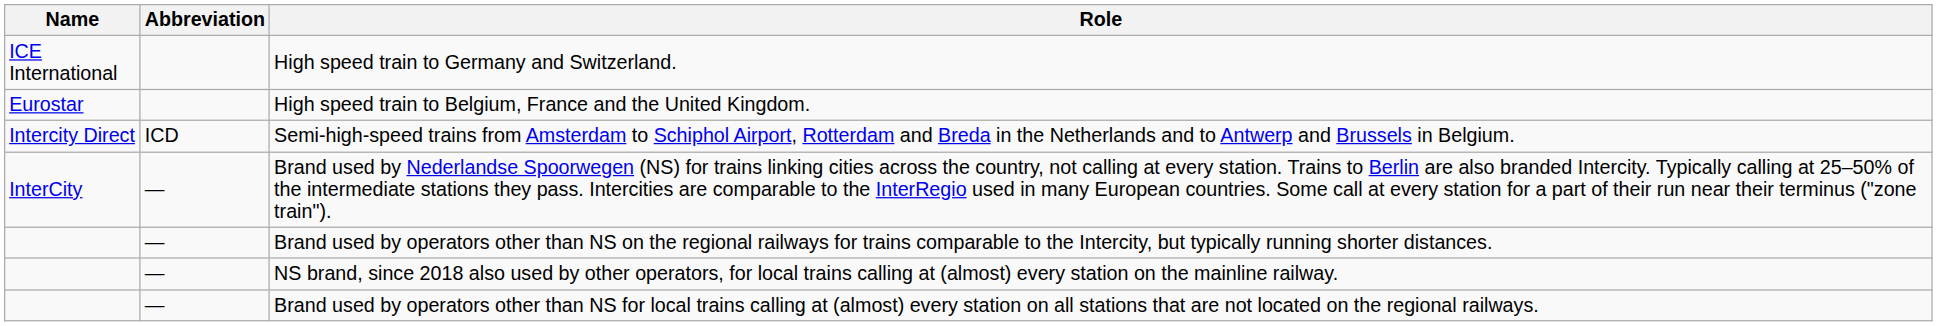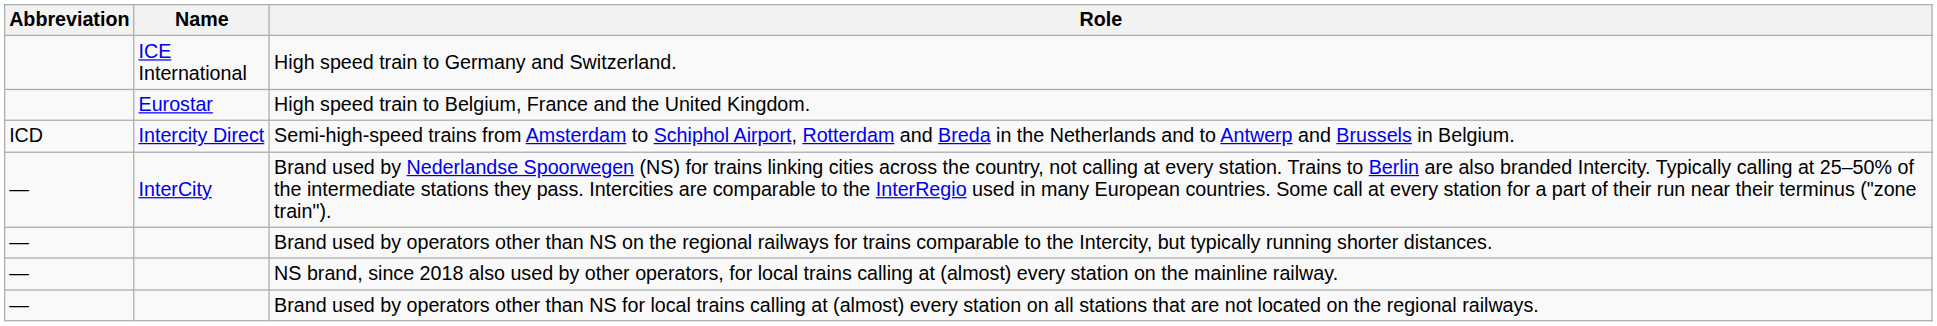columns swapped: (72, 20) <-> (205, 20)
